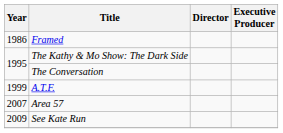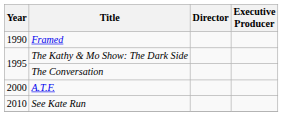(17, 39) 1986 -> (17, 39) 1990
(17, 87) 1999 -> (17, 87) 2000
- row: (47, 103)
(17, 119) 2009 -> (17, 103) 2010
